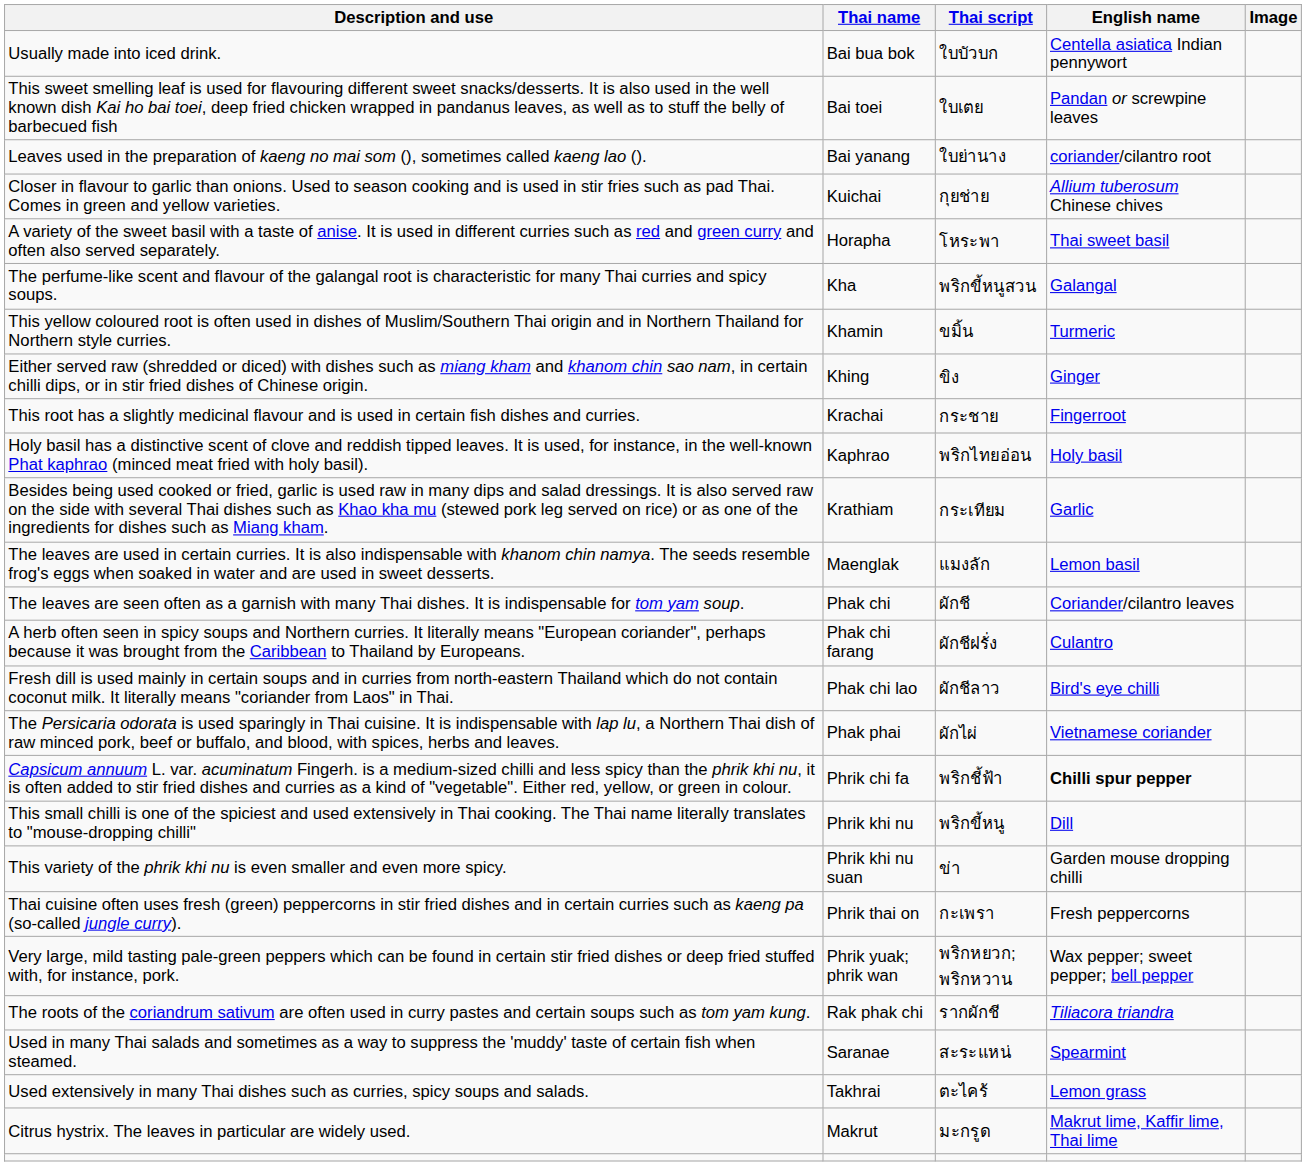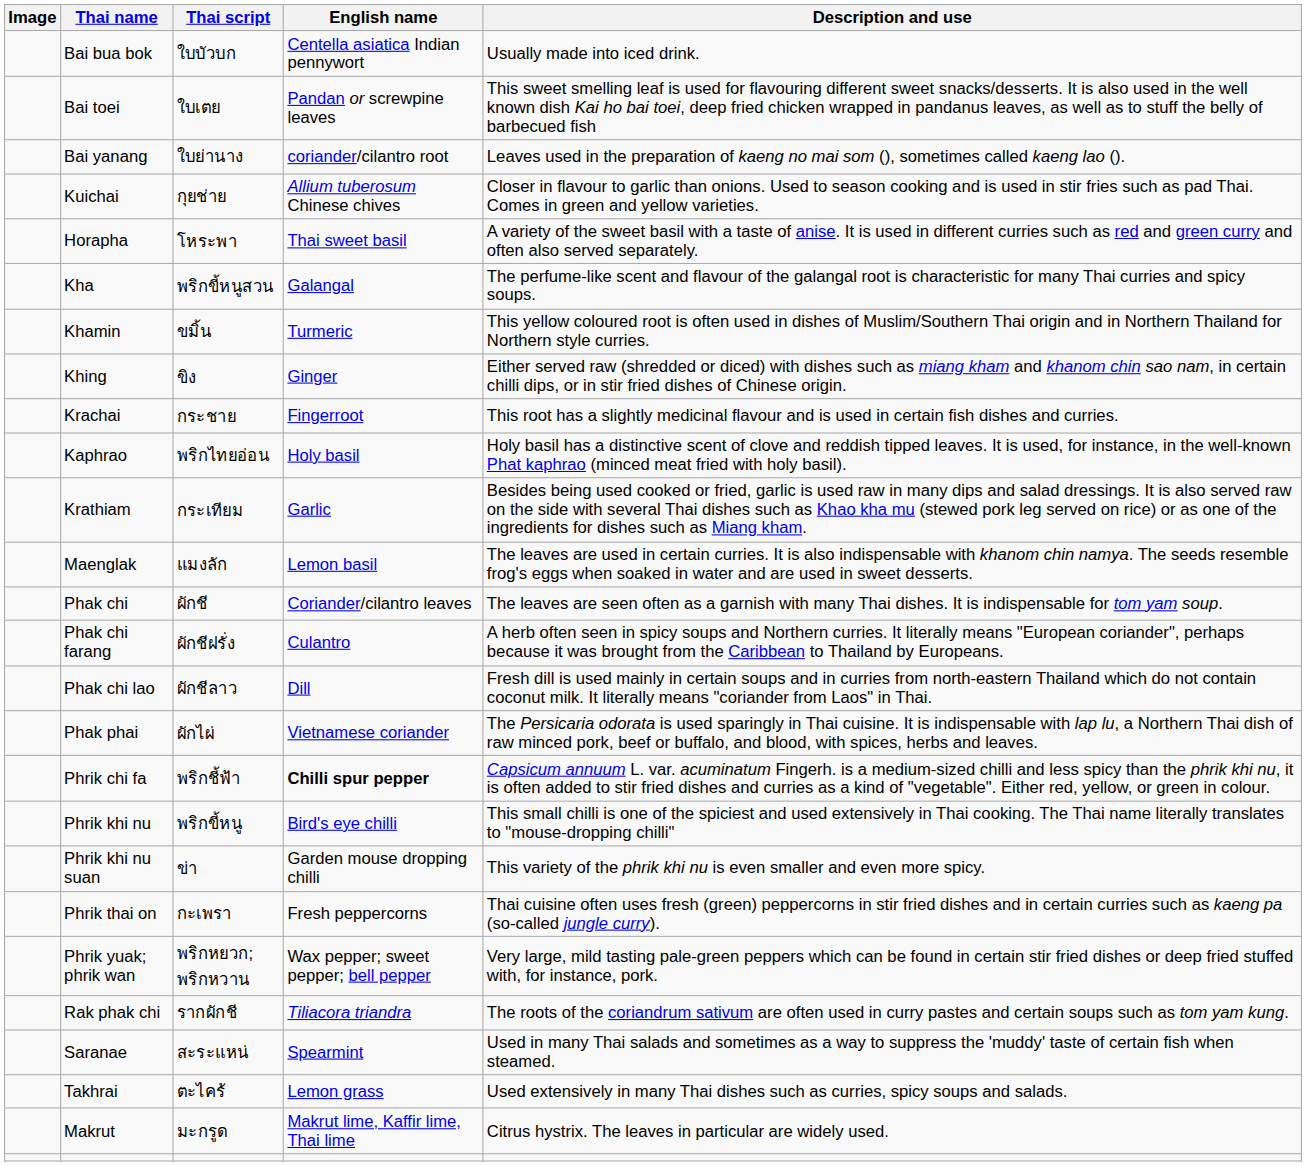columns swapped: (1273, 17) <-> (414, 17)
(1105, 688) Bird's eye chilli -> (299, 688) Dill
(1062, 823) Dill -> (342, 823) Bird's eye chilli
